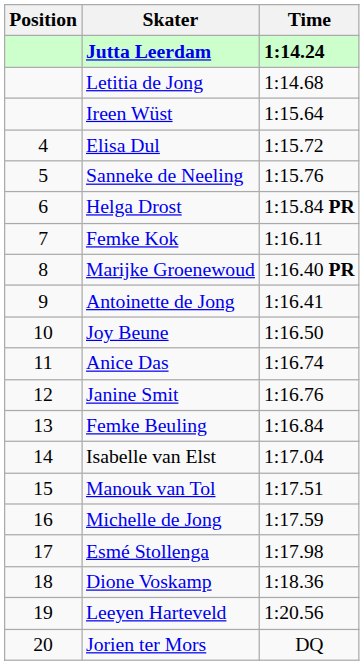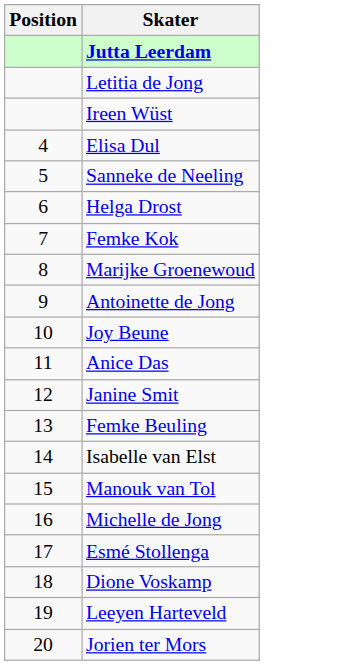- column: (309, 20)
